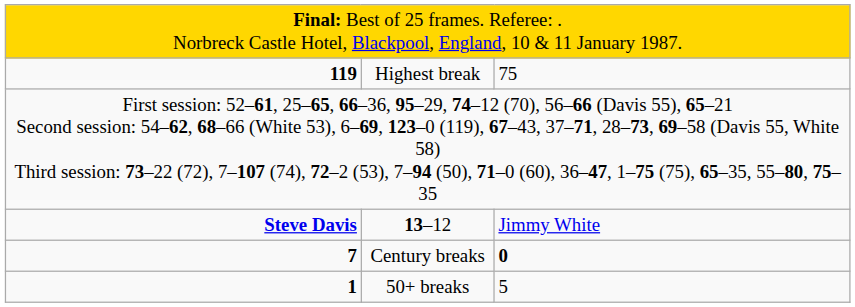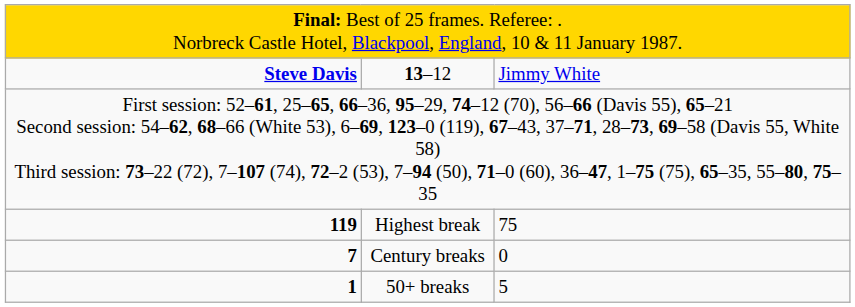rows swapped: (428, 225) <-> (428, 73)
(503, 256) bold -> (503, 256) normal
